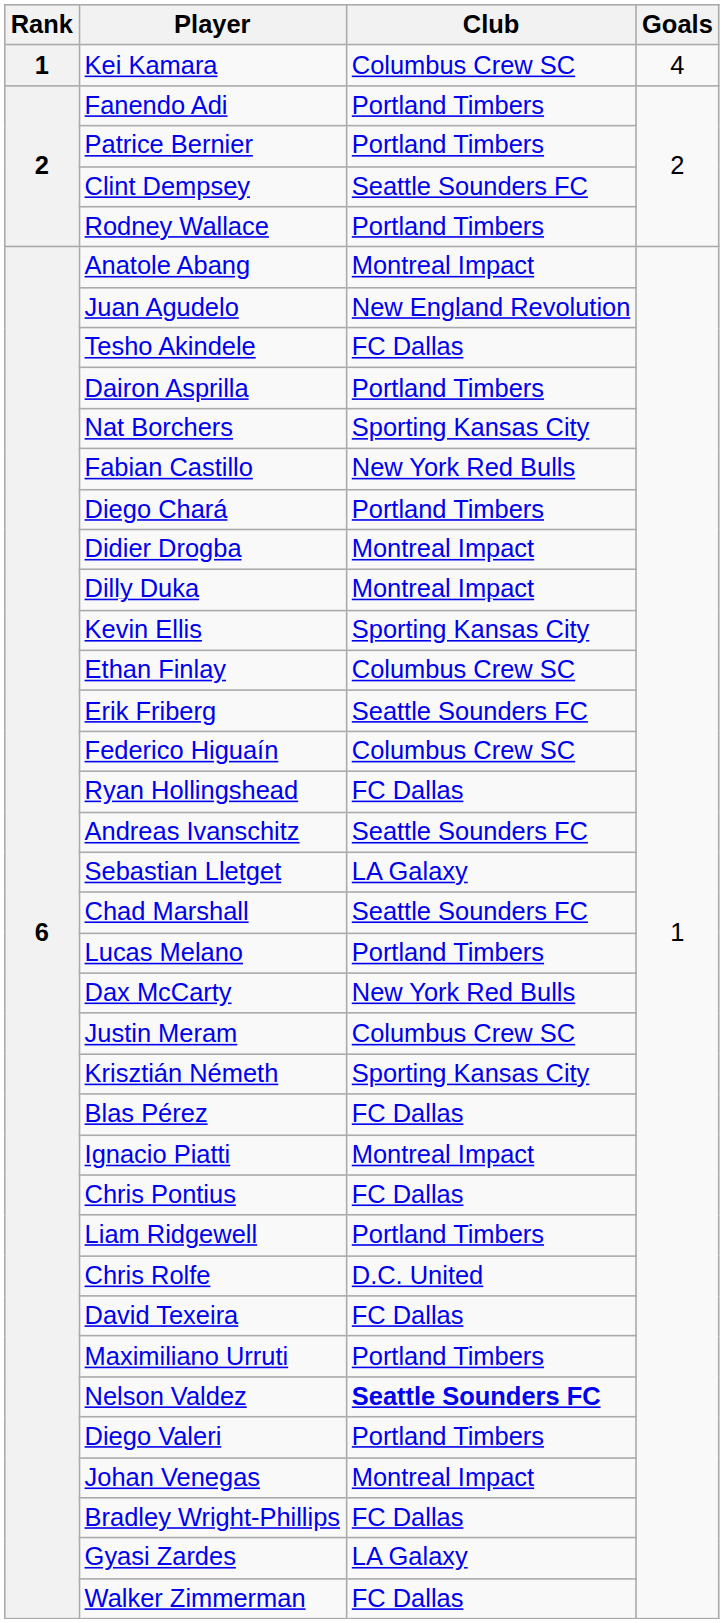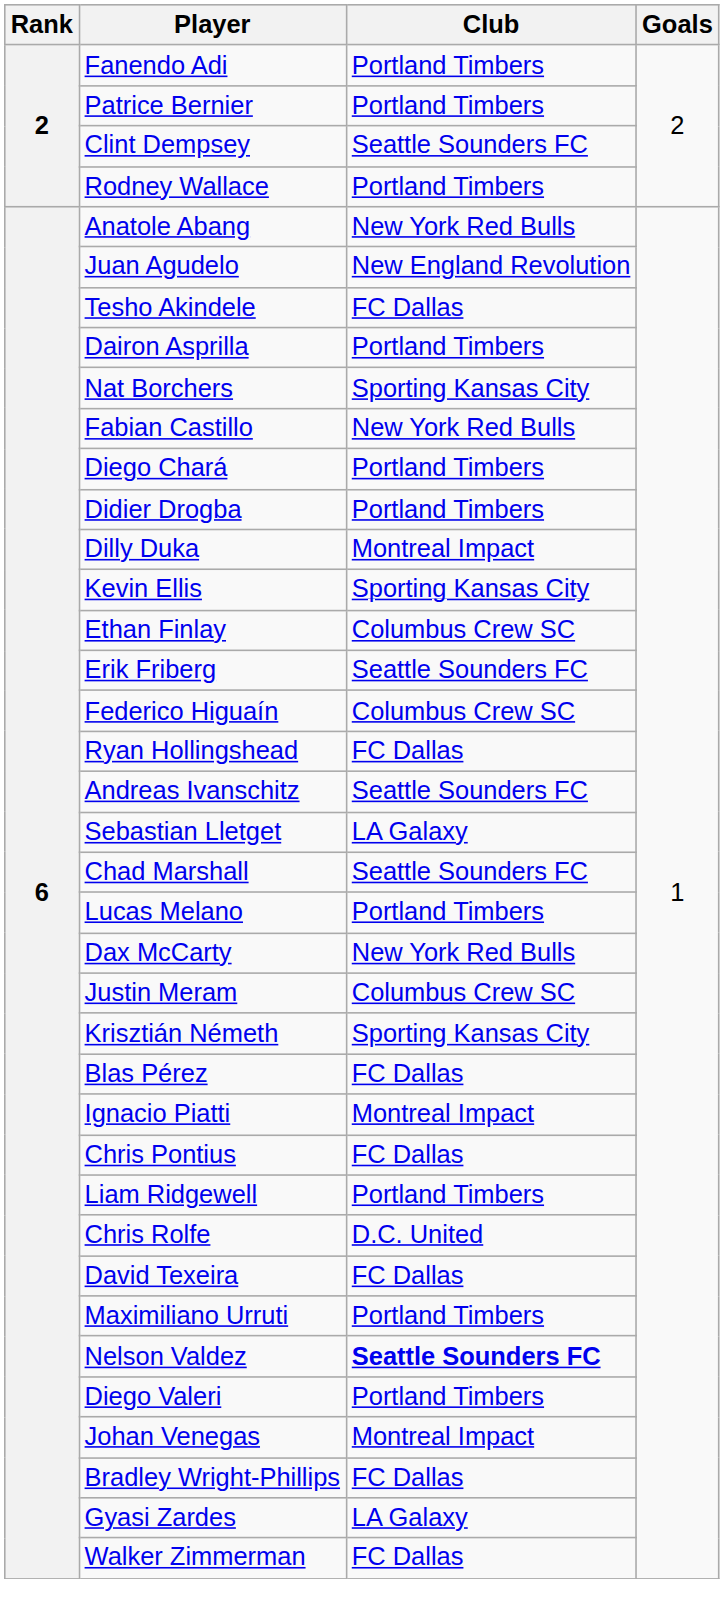- row: (151, 65)
(443, 266) Montreal Impact -> (463, 226) New York Red Bulls
(443, 549) Montreal Impact -> (448, 508) Portland Timbers
